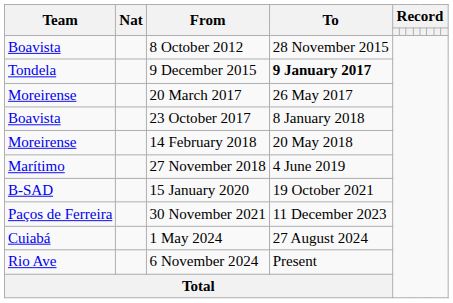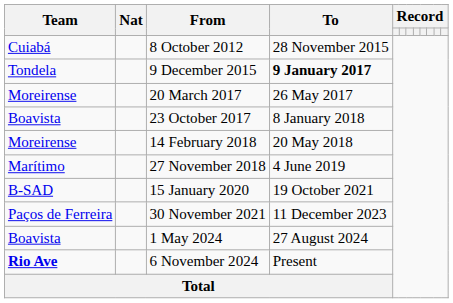(34, 47) Boavista -> (29, 47) Cuiabá
(29, 238) Cuiabá -> (34, 238) Boavista
(32, 261) normal -> (33, 261) bold
